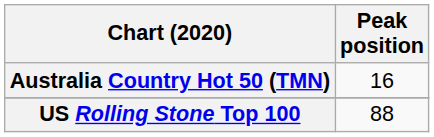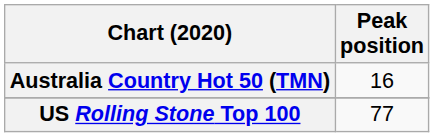(382, 114) 88 -> (382, 114) 77
